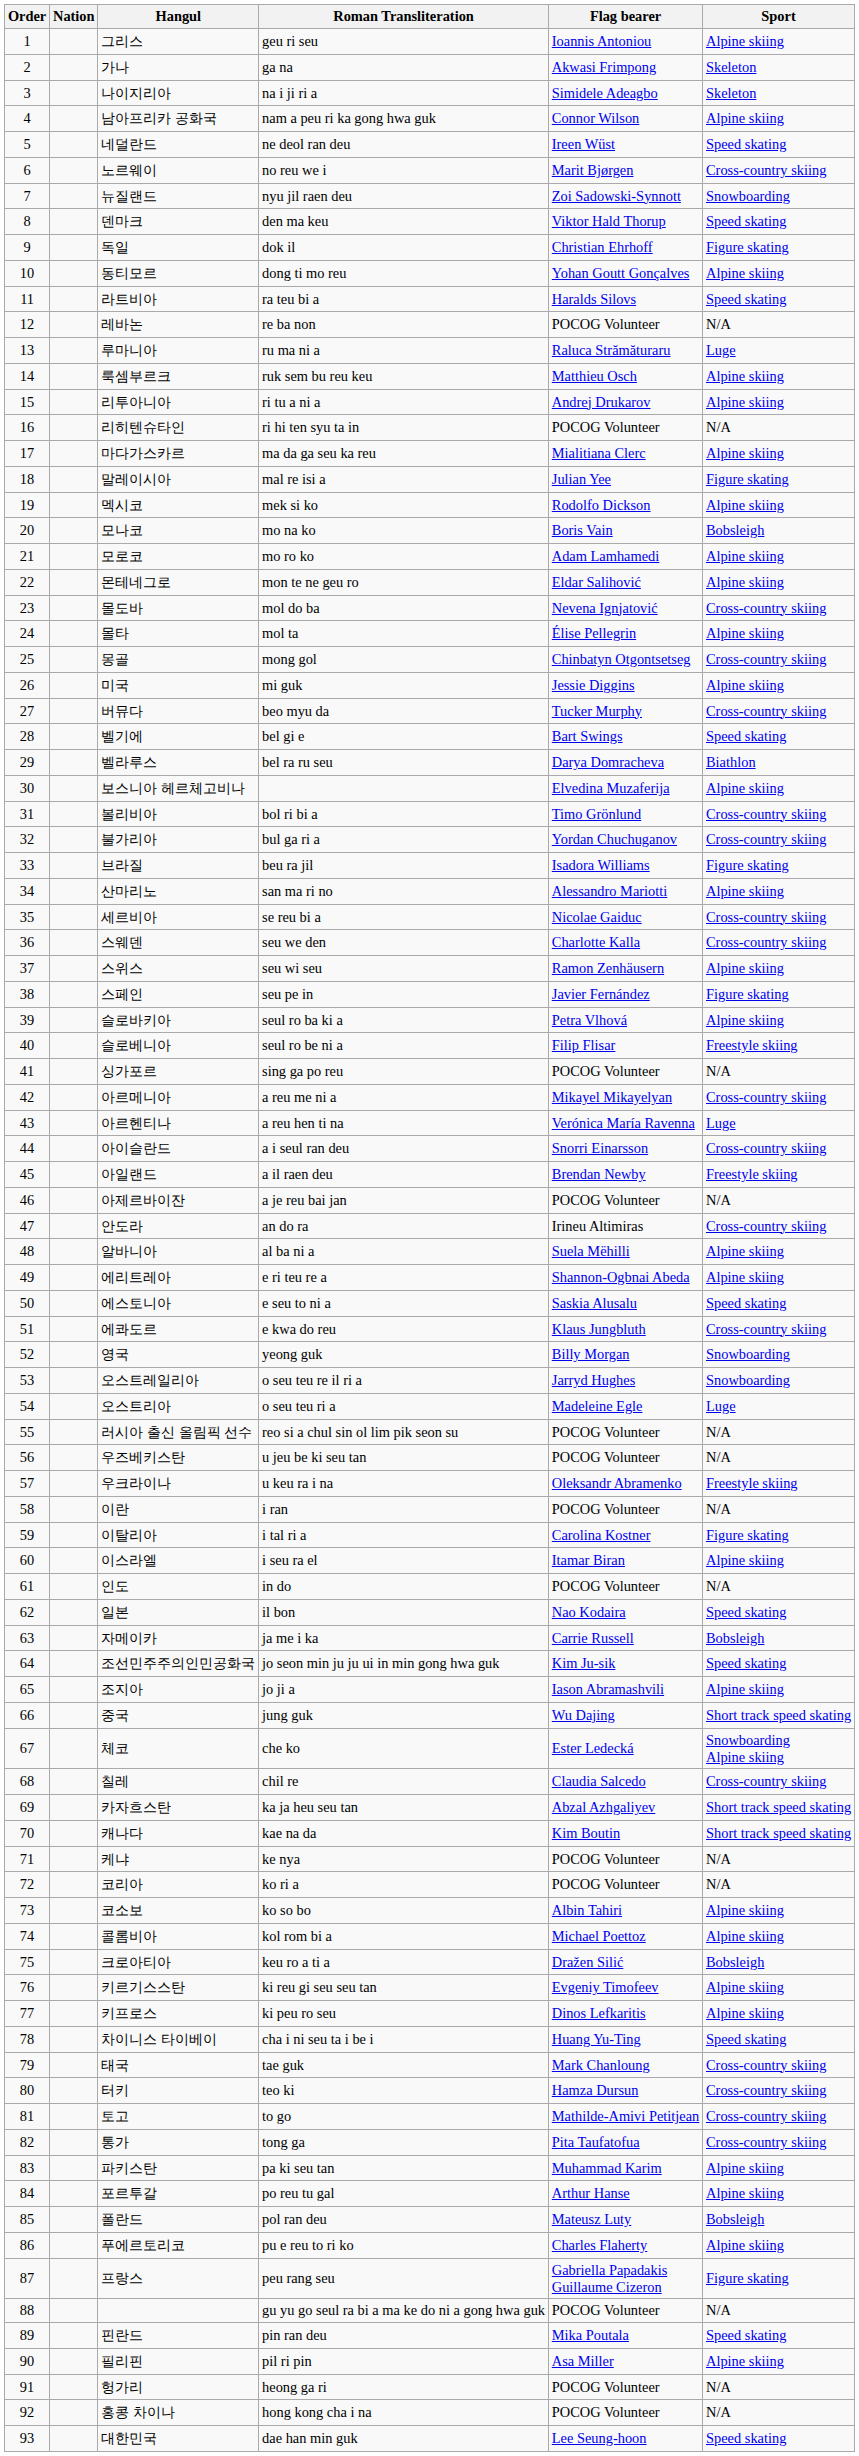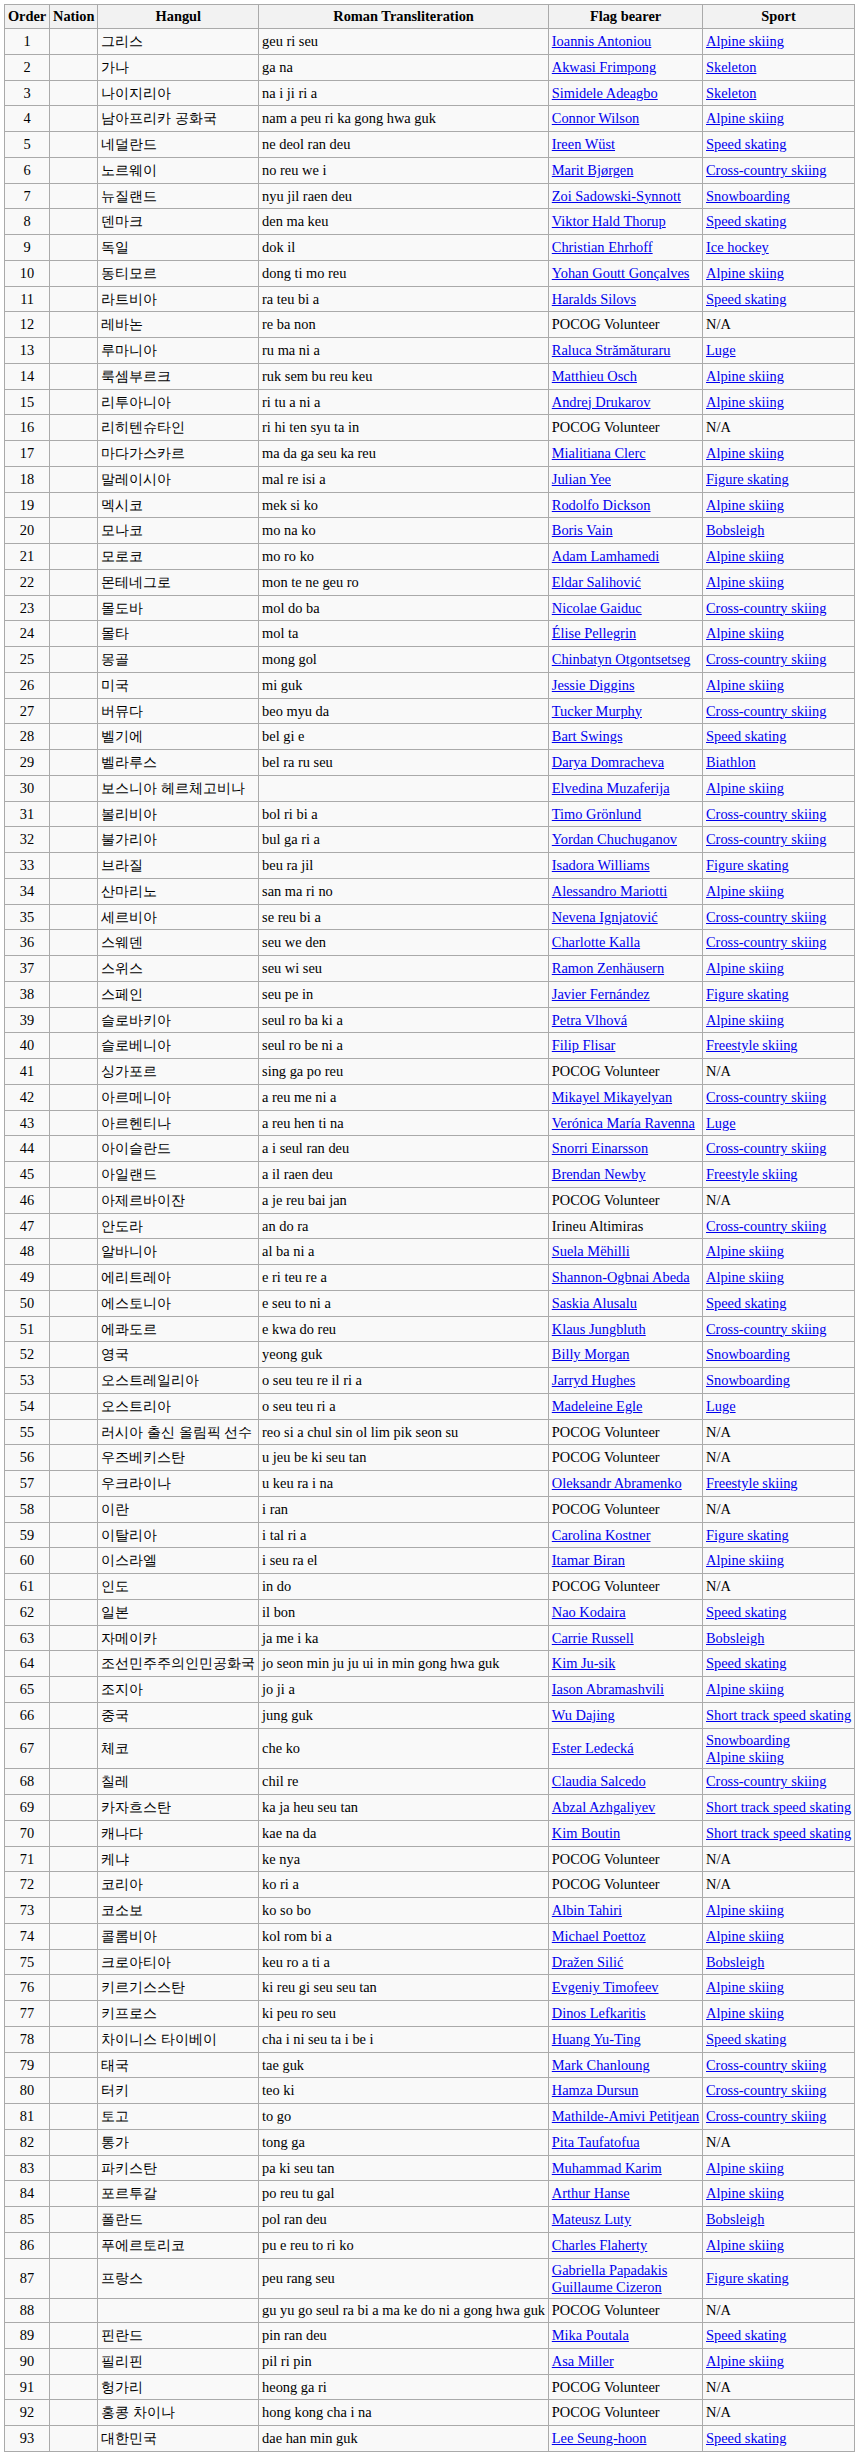(747, 247) Figure skating -> (737, 247) Ice hockey
(605, 608) Nevena Ignjatović -> (597, 608) Nicolae Gaiduc
(597, 917) Nicolae Gaiduc -> (605, 917) Nevena Ignjatović
(766, 2142) Cross-country skiing -> (718, 2142) N/A
